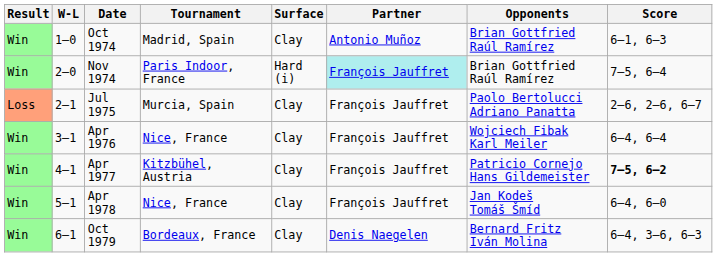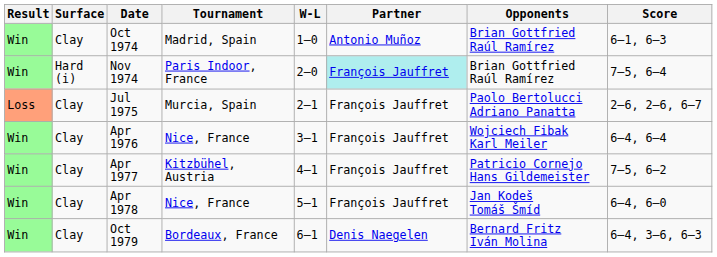columns swapped: (69, 14) <-> (299, 14)
(638, 170) bold -> (638, 170) normal
